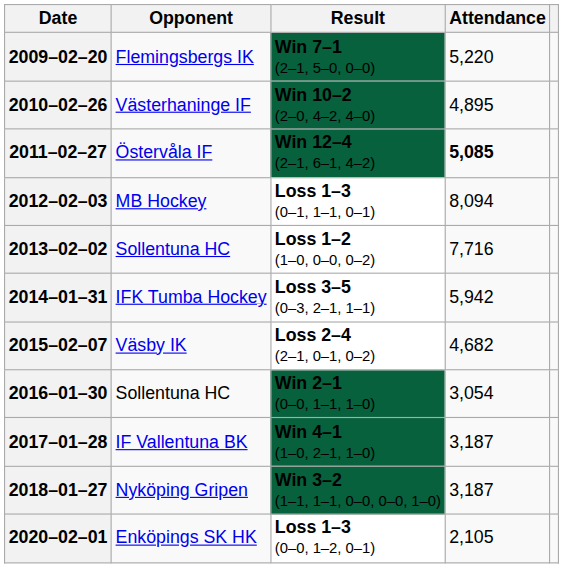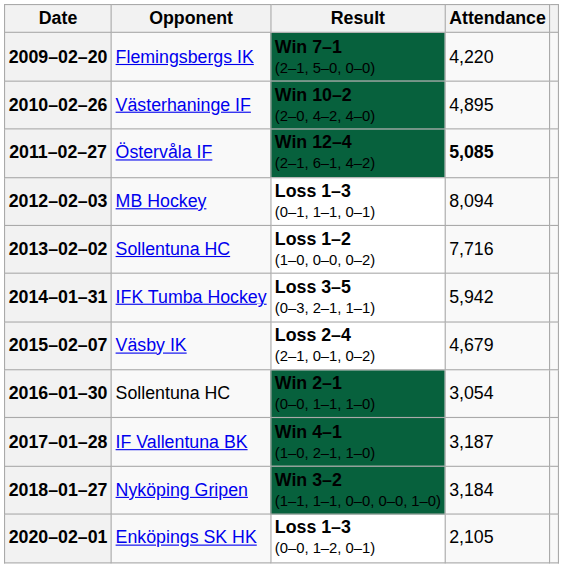(471, 56) 5,220 -> (471, 56) 4,220
(471, 345) 4,682 -> (471, 345) 4,679
(471, 490) 3,187 -> (471, 490) 3,184
